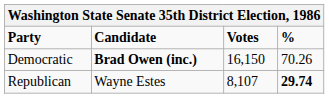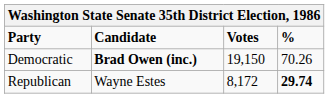(246, 59) 16,150 -> (246, 59) 19,150
(242, 81) 8,107 -> (242, 81) 8,172
